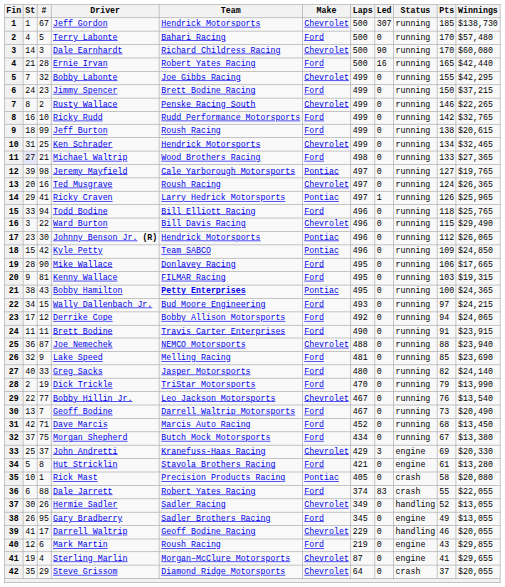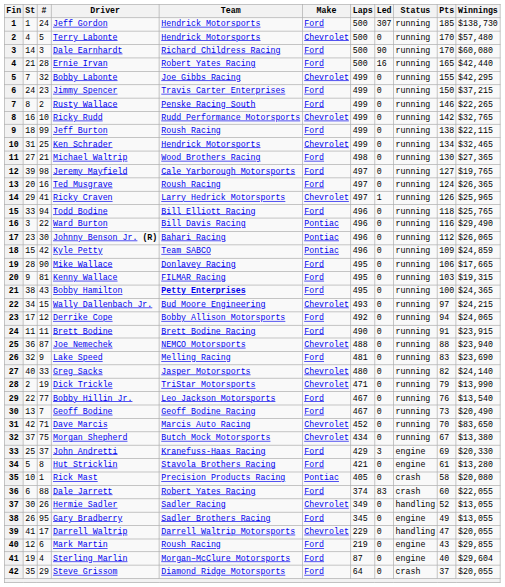(44, 25) 67 -> (44, 25) 24
(327, 25) Chevrolet -> (314, 25) Ford
(194, 38) Bahari Racing -> (211, 38) Hendrick Motorsports
(314, 38) Ford -> (327, 38) Chevrolet
(327, 51) Chevrolet -> (314, 51) Ford
(208, 92) Brett Bodine Racing -> (223, 92) Travis Carter Enterprises
(327, 105) Chevrolet -> (314, 105) Ford
(314, 118) Ford -> (327, 118) Chevrolet
(475, 132) $20,615 -> (475, 132) $22,115
(30, 158) lavender background -> (30, 158) no background
(447, 158) 133 -> (447, 158) 130
(322, 172) Pontiac -> (314, 172) Ford
(327, 185) Chevrolet -> (314, 185) Ford
(322, 198) Pontiac -> (327, 198) Chevrolet
(327, 225) Chevrolet -> (322, 225) Pontiac
(447, 225) 115 -> (447, 225) 116
(211, 238) Hendrick Motorsports -> (194, 238) Bahari Racing
(475, 252) $24,850 -> (475, 252) $24,859
(322, 292) Pontiac -> (314, 292) Ford
(314, 305) Ford -> (327, 305) Chevrolet
(223, 332) Travis Carter Enterprises -> (208, 332) Brett Bodine Racing
(444, 359) 85 -> (444, 359) 83
(314, 372) Ford -> (327, 372) Chevrolet
(314, 385) Ford -> (327, 385) Chevrolet
(360, 385) 470 -> (360, 385) 471
(327, 399) Chevrolet -> (314, 399) Ford
(228, 412) Darrell Waltrip Motorsports -> (208, 412) Geoff Bodine Racing
(314, 425) Ford -> (327, 425) Chevrolet
(444, 425) 68 -> (444, 425) 70
(475, 425) $13,450 -> (475, 425) $83,650
(314, 439) Ford -> (327, 439) Chevrolet
(327, 452) Chevrolet -> (314, 452) Ford
(444, 492) 55 -> (444, 492) 60
(208, 532) Geoff Bodine Racing -> (228, 532) Darrell Waltrip Motorsports
(444, 532) 46 -> (444, 532) 47
(327, 559) Chevrolet -> (314, 559) Ford
(444, 559) 41 -> (444, 559) 40
(475, 559) $29,655 -> (475, 559) $29,604
(327, 572) Chevrolet -> (314, 572) Ford
